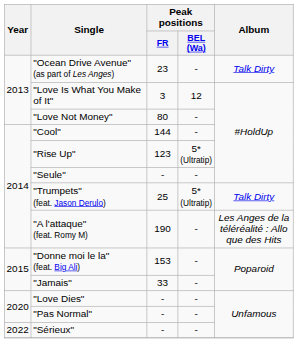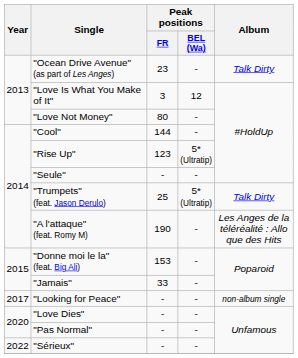+ row: (77, 298)
